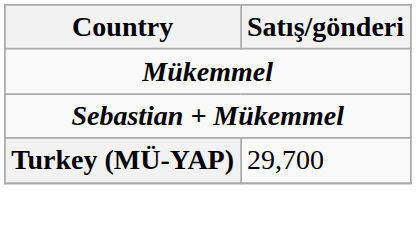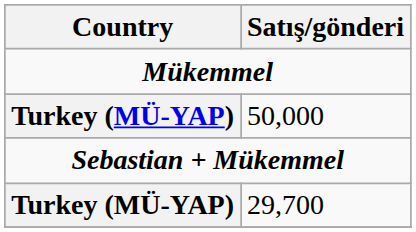+ row: (285, 115)
